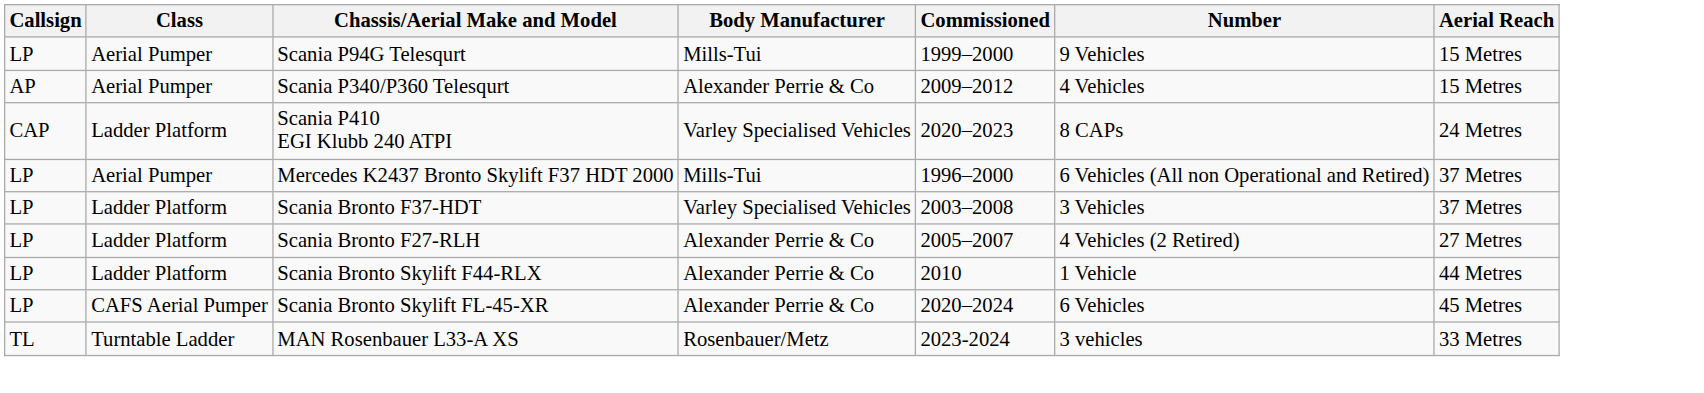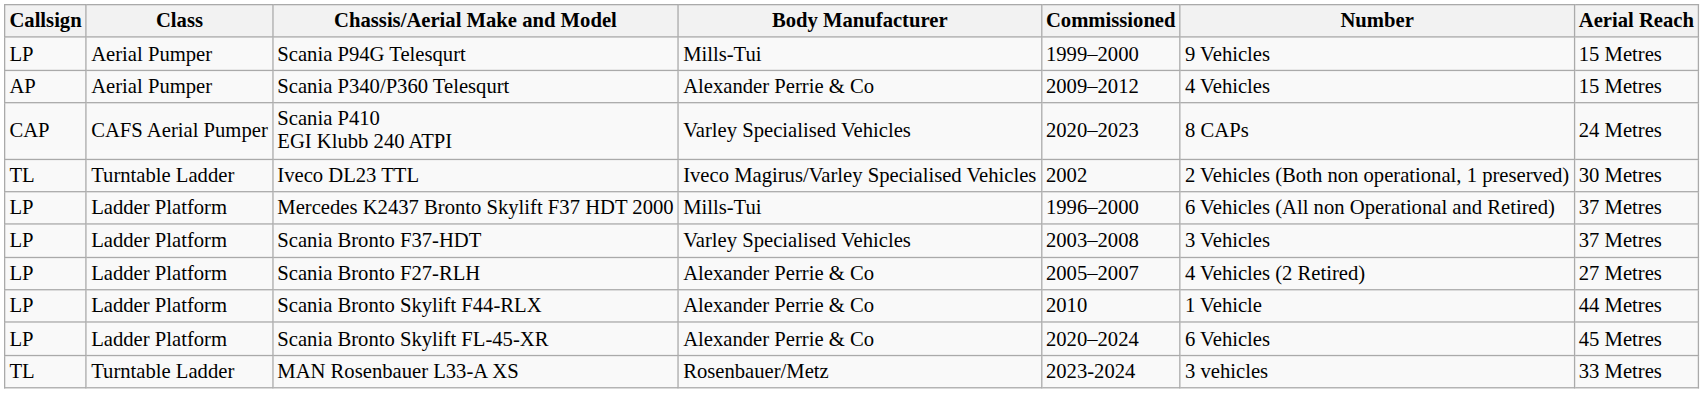(159, 130) Ladder Platform -> (179, 130) CAFS Aerial Pumper
+ row: (348, 175)
(152, 175) Aerial Pumper -> (159, 207) Ladder Platform
(179, 305) CAFS Aerial Pumper -> (159, 338) Ladder Platform
